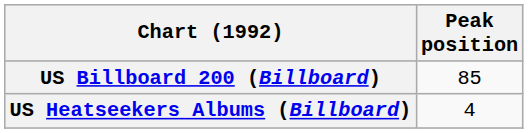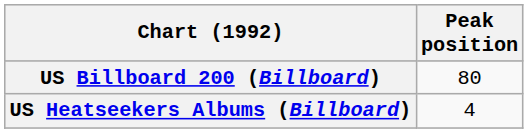(470, 78) 85 -> (470, 78) 80
